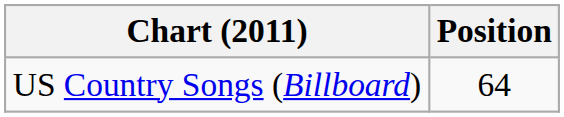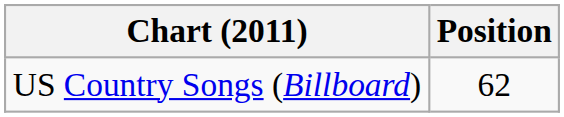(494, 84) 64 -> (494, 84) 62
